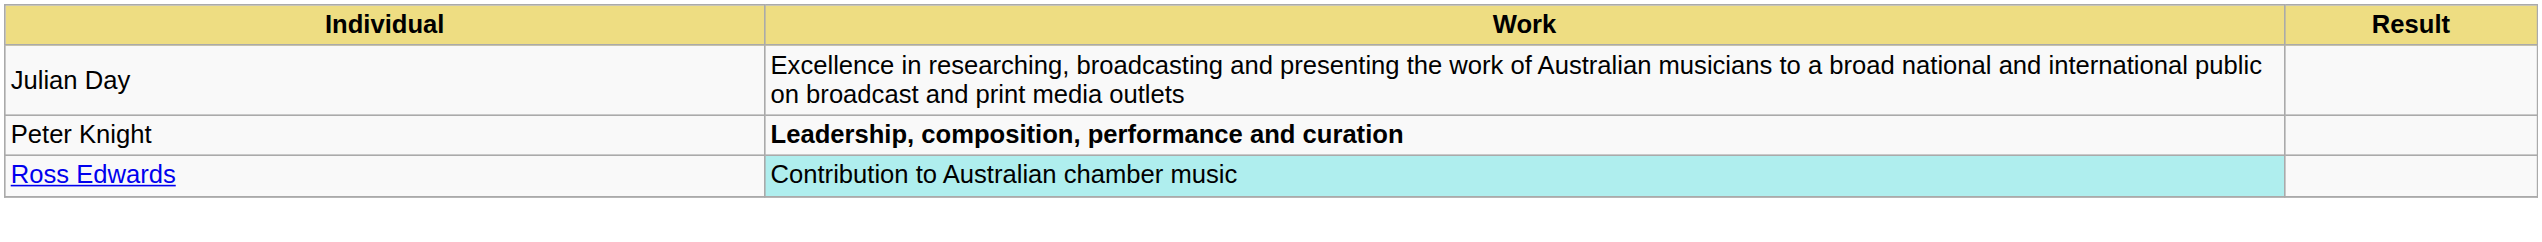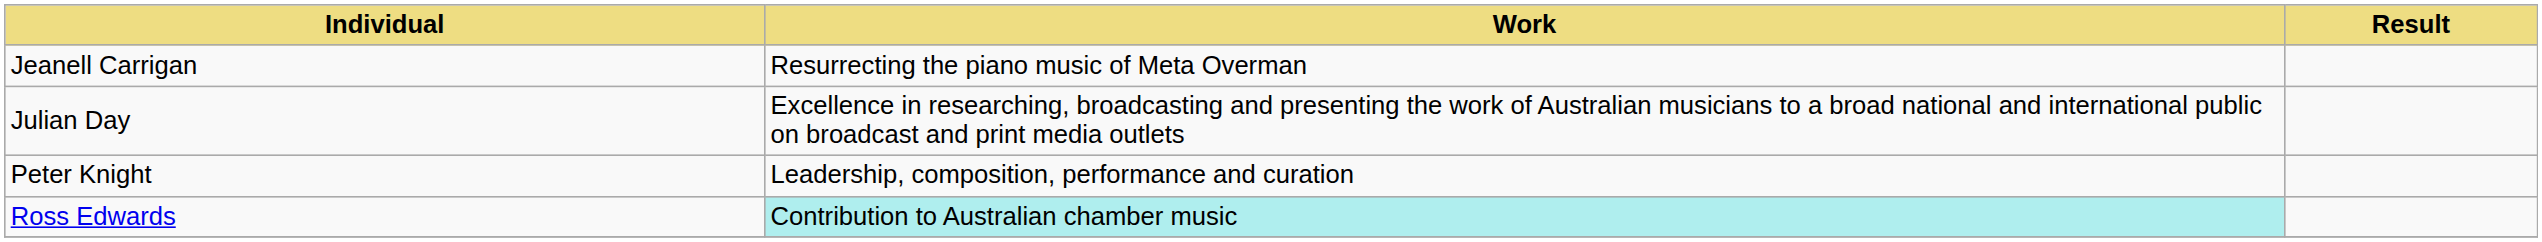+ row: (104, 65)
(1087, 134) bold -> (1062, 175) normal
